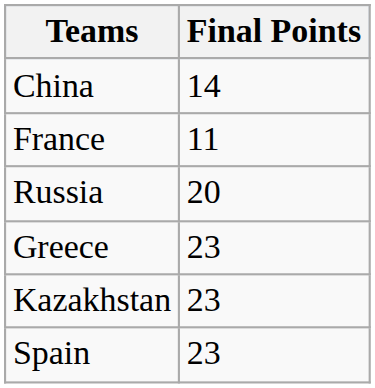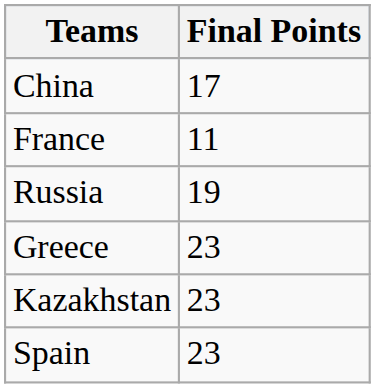(204, 85) 14 -> (204, 85) 17
(204, 192) 20 -> (204, 192) 19
